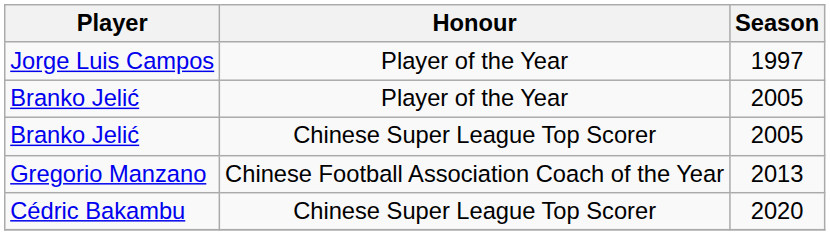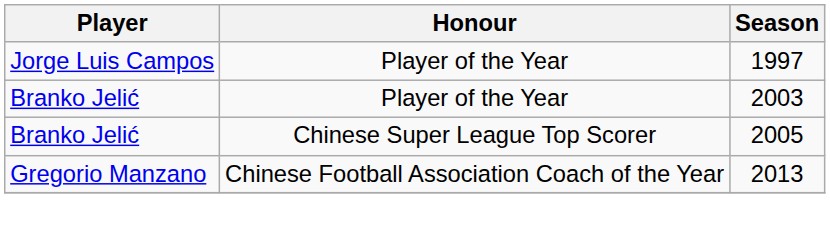(777, 98) 2005 -> (777, 98) 2003
- row: (98, 211)
